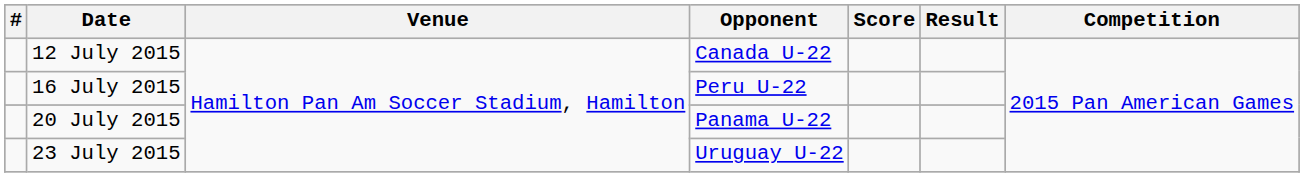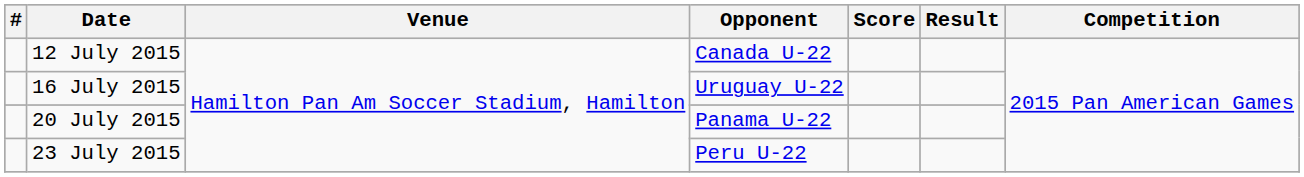(751, 88) Peru U-22 -> (769, 88) Uruguay U-22
(769, 155) Uruguay U-22 -> (751, 155) Peru U-22
